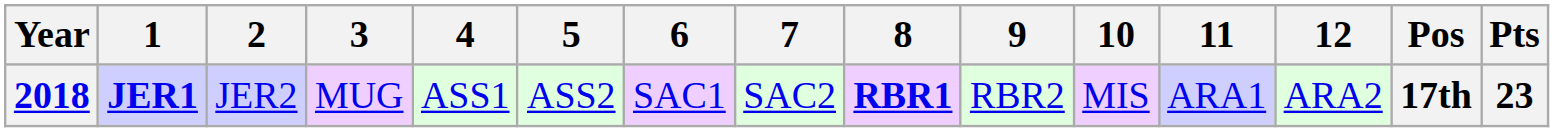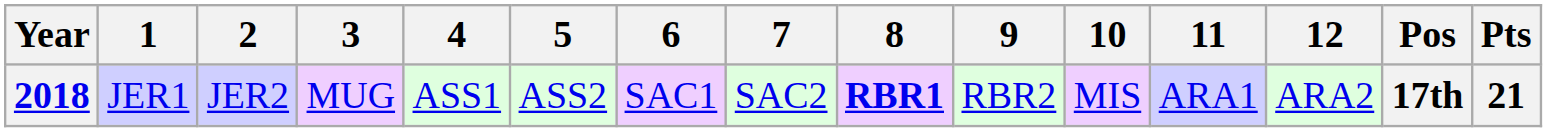(153, 94) bold -> (148, 94) normal
(1515, 94) 23 -> (1506, 94) 21
